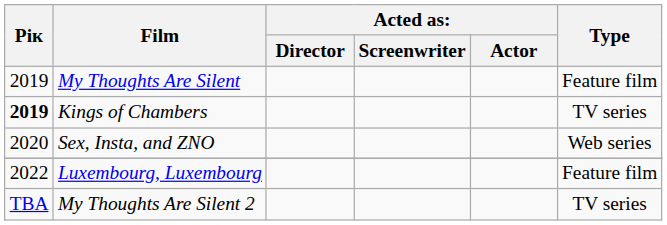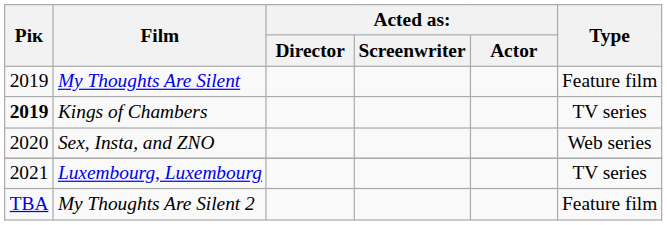(29, 173) 2022 -> (29, 173) 2021
(610, 173) Feature film -> (610, 173) TV series
(610, 204) TV series -> (610, 204) Feature film
